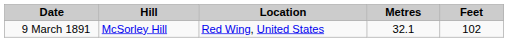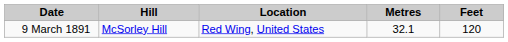(472, 29) 102 -> (472, 29) 120
